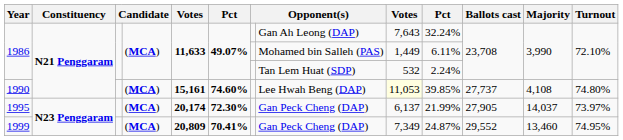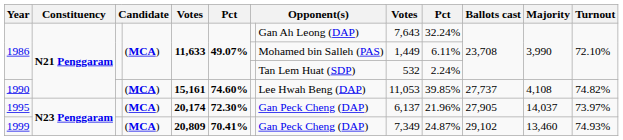(404, 89) lightyellow background -> (404, 89) no background
(593, 89) 74.80% -> (593, 89) 74.82%
(443, 107) 21.99% -> (443, 107) 21.96%
(481, 126) 29,552 -> (481, 126) 29,102
(593, 126) 74.95% -> (593, 126) 74.93%
